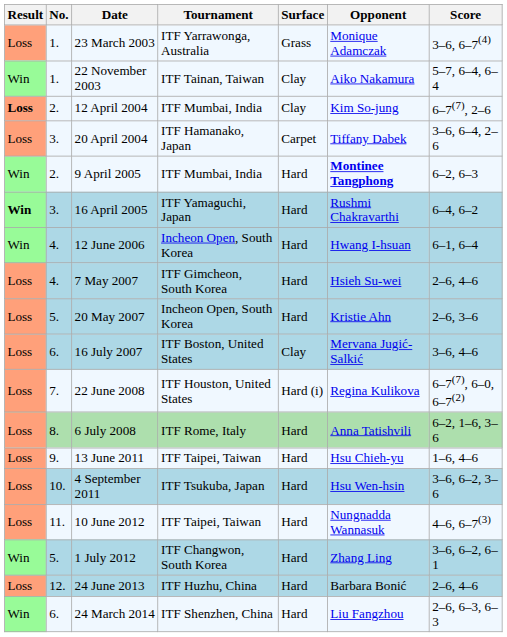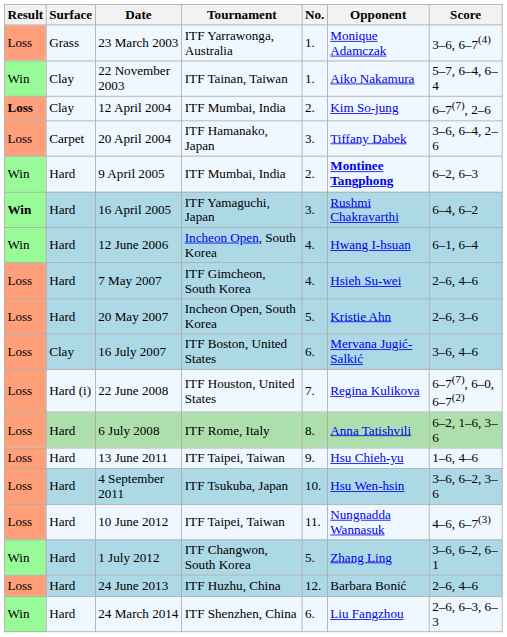columns swapped: (59, 14) <-> (303, 14)
